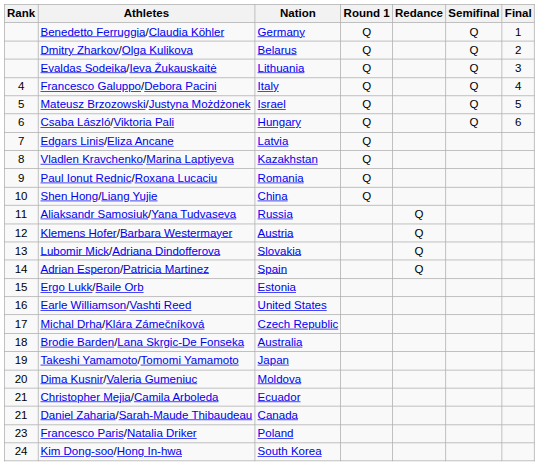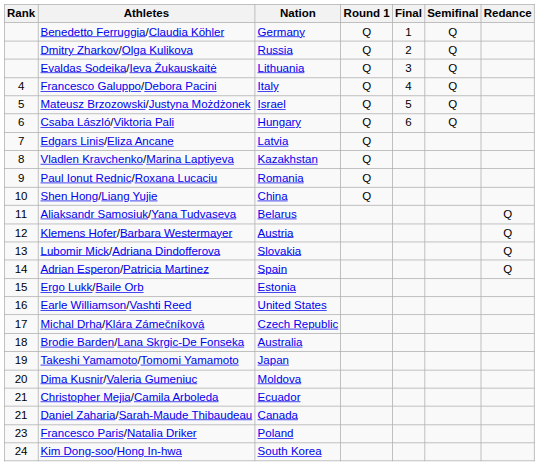columns swapped: (419, 13) <-> (518, 13)
(277, 50) Belarus -> (275, 50) Russia
(275, 214) Russia -> (277, 214) Belarus
